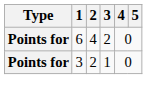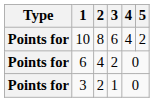+ row: (83, 39)
